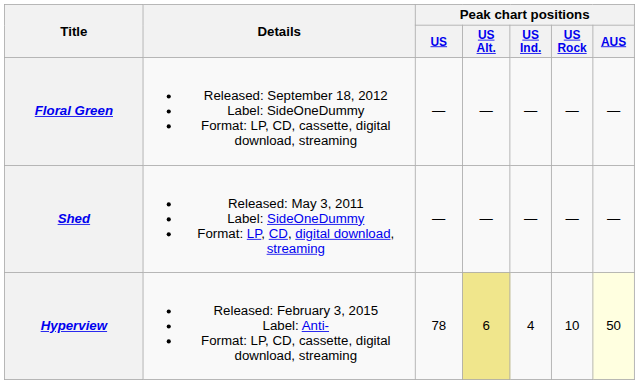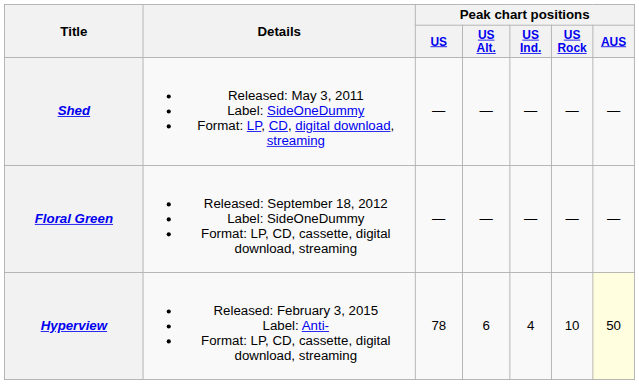rows swapped: (74, 218) <-> (74, 111)
(486, 326) khaki background -> (486, 326) no background
